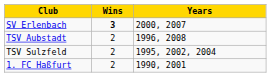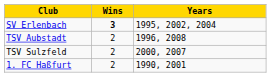(161, 25) 2000, 2007 -> (176, 25) 1995, 2002, 2004
(176, 52) 1995, 2002, 2004 -> (161, 52) 2000, 2007
